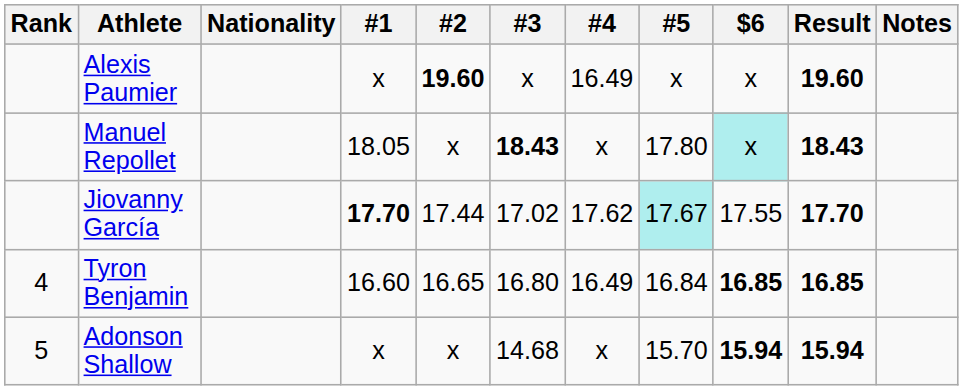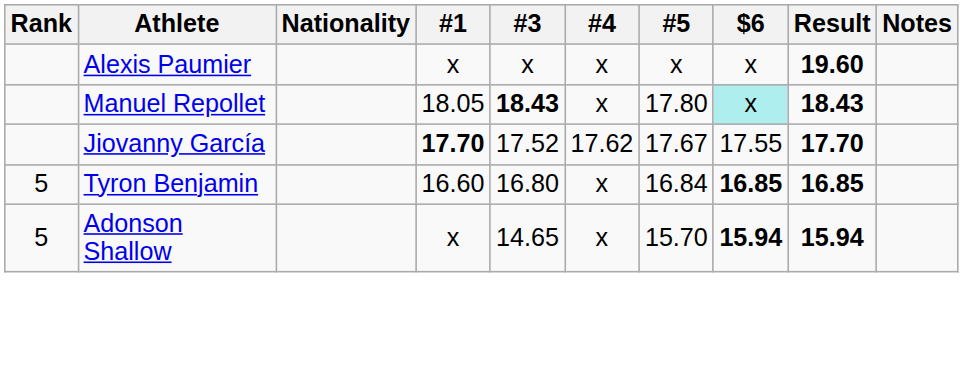- column: (453, 24)
(602, 78) 16.49 -> (602, 64) x
(527, 214) 17.02 -> (527, 143) 17.52
(676, 214) paleturquoise background -> (676, 143) no background
(41, 282) 4 -> (41, 183) 5
(602, 282) 16.49 -> (602, 183) x
(527, 350) 14.68 -> (527, 237) 14.65
